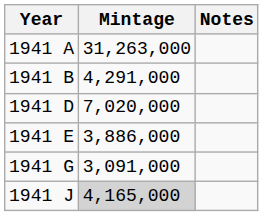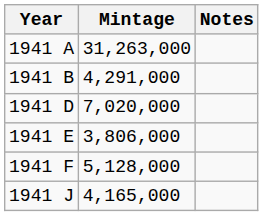(131, 137) 3,886,000 -> (131, 137) 3,806,000
+ row: (42, 167)
- row: (42, 167)
(131, 196) lightgrey background -> (131, 196) no background
